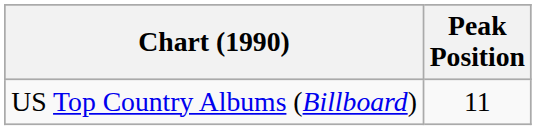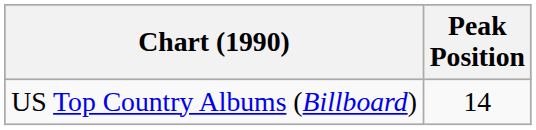(477, 101) 11 -> (477, 101) 14
